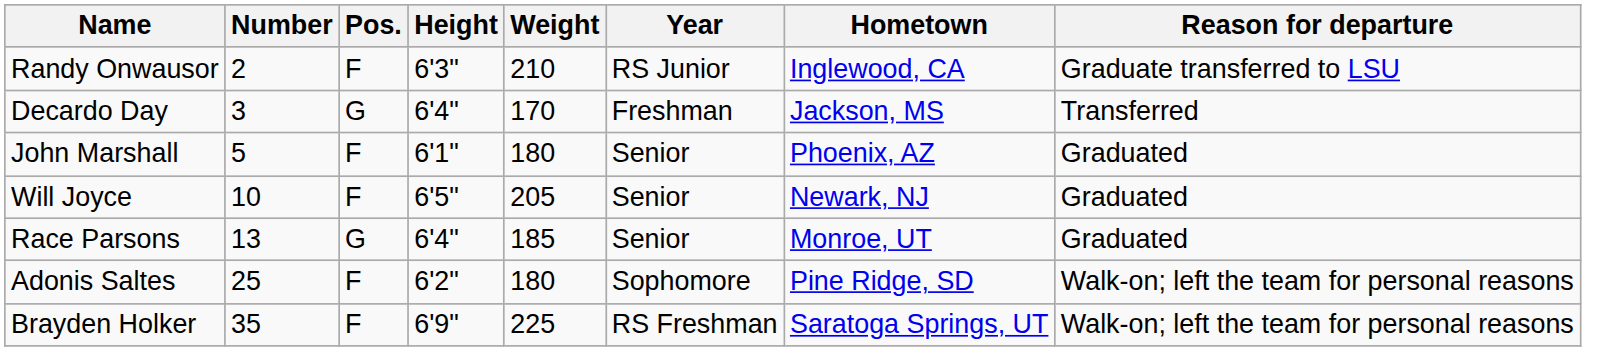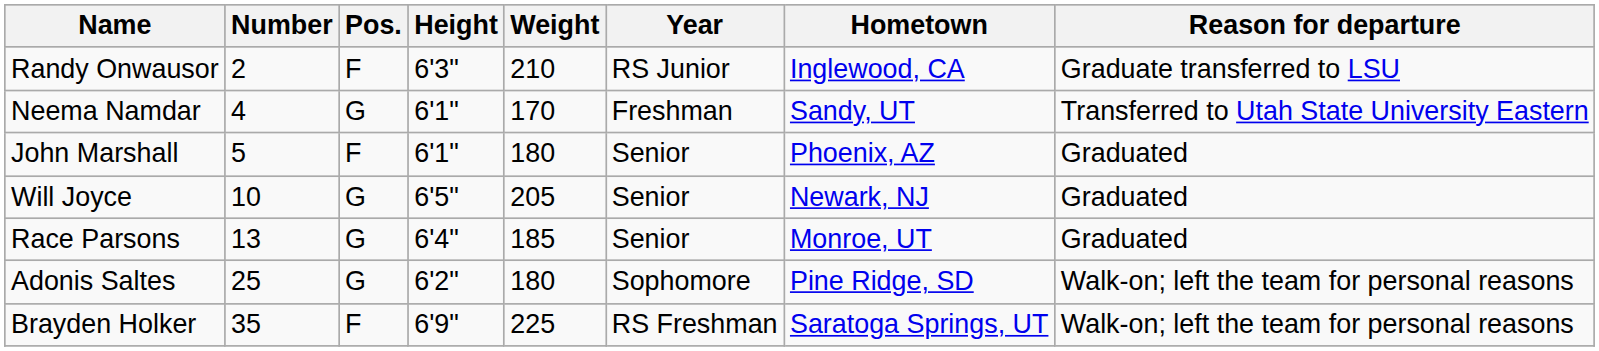- row: (89, 111)
+ row: (106, 111)
(353, 196) F -> (356, 196) G
(353, 281) F -> (356, 281) G
